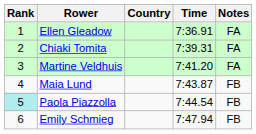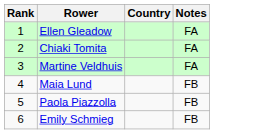- column: (194, 13)
(21, 102) paleturquoise background -> (21, 102) no background
